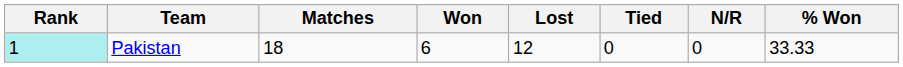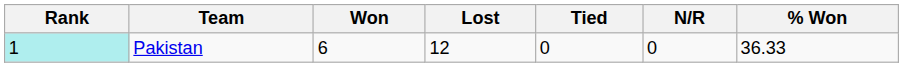- column: (338, 18)
(792, 47) 33.33 -> (763, 47) 36.33
